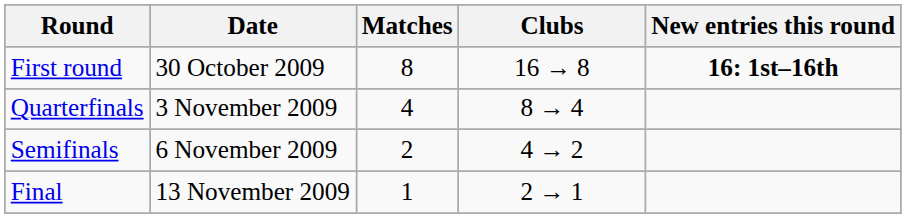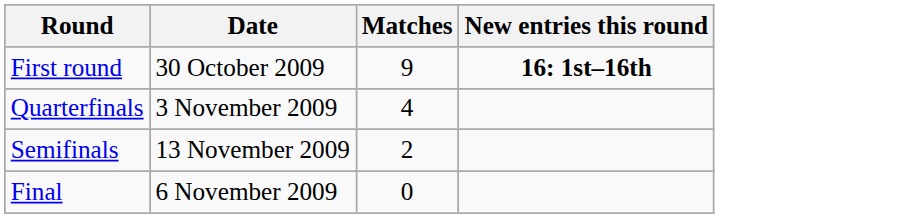- column: (552, 25)
(407, 67) 8 -> (407, 67) 9
(246, 150) 6 November 2009 -> (253, 150) 13 November 2009
(253, 191) 13 November 2009 -> (246, 191) 6 November 2009
(407, 191) 1 -> (407, 191) 0
